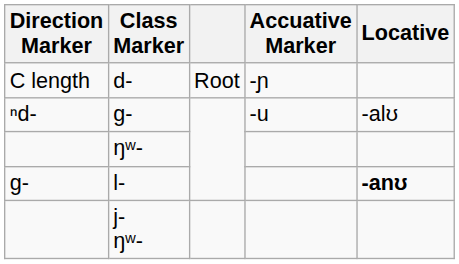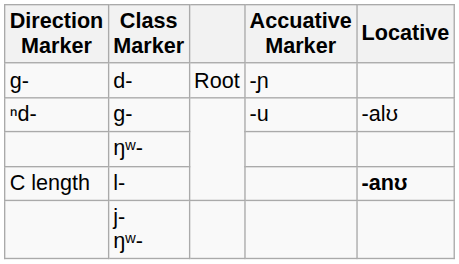(50, 80) C length -> (19, 80) ɡ-
(19, 182) ɡ- -> (50, 182) C length
